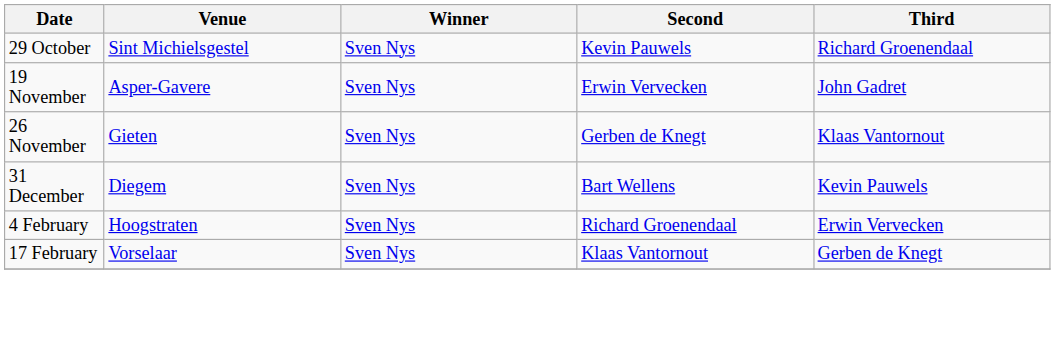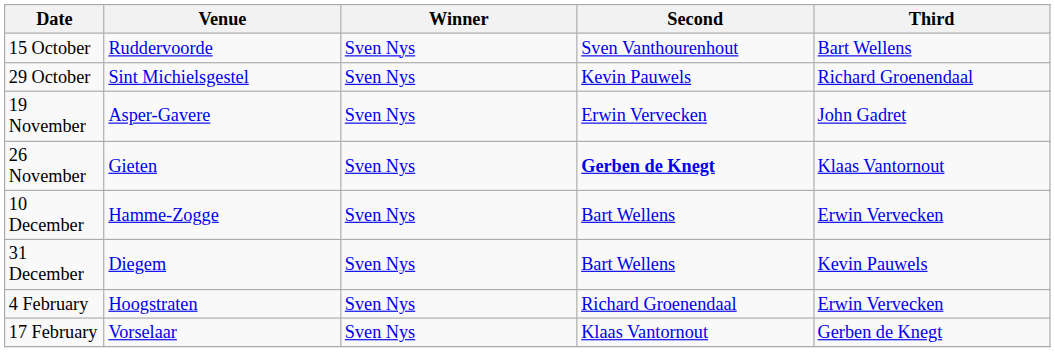+ row: (50, 47)
(643, 136) normal -> (648, 165) bold
+ row: (46, 214)
